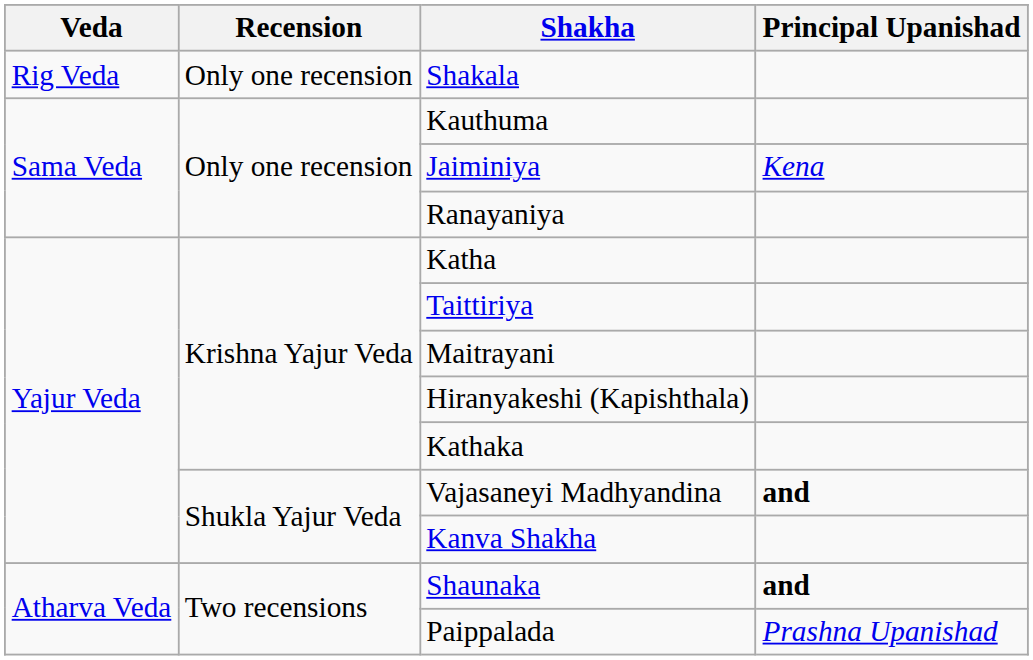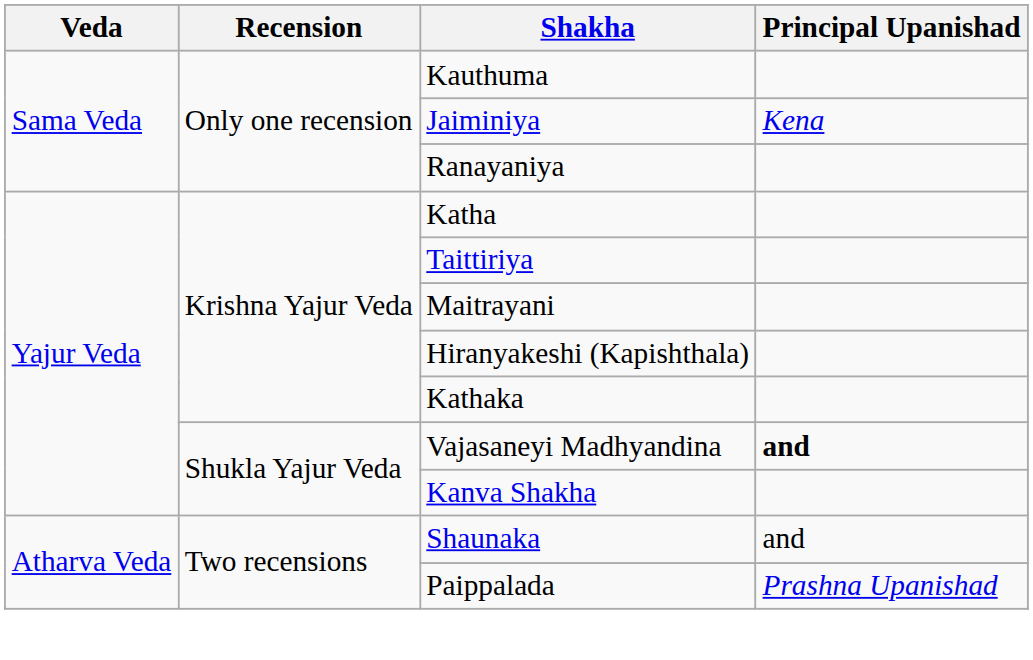- row: (473, 74)
(786, 584) bold -> (784, 538) normal
